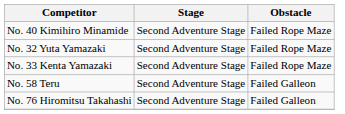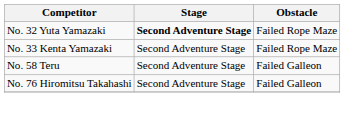- row: (68, 30)
(191, 48) normal -> (194, 30) bold
